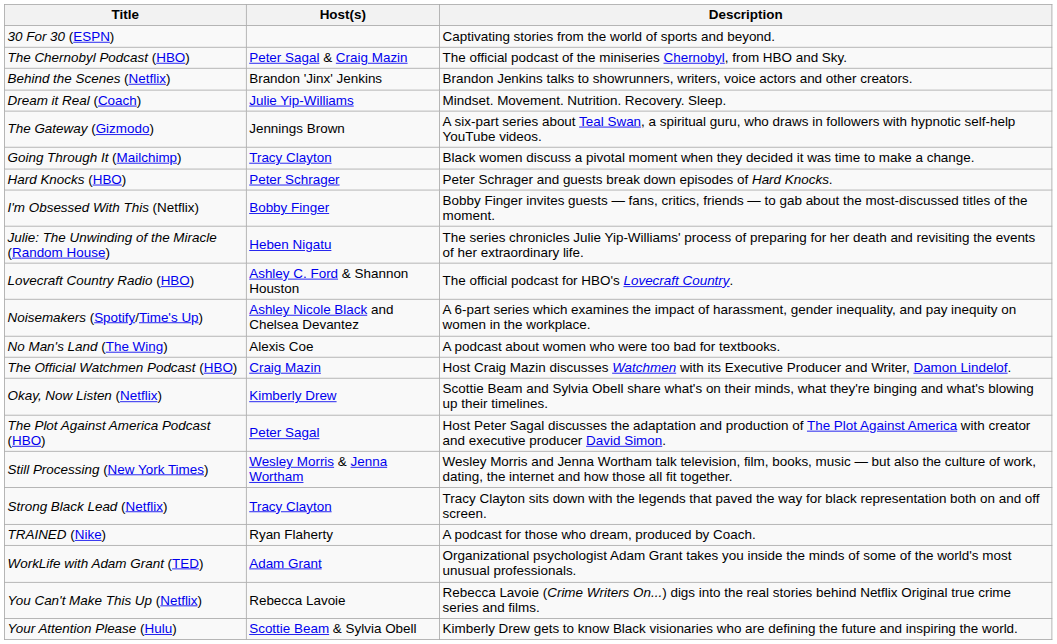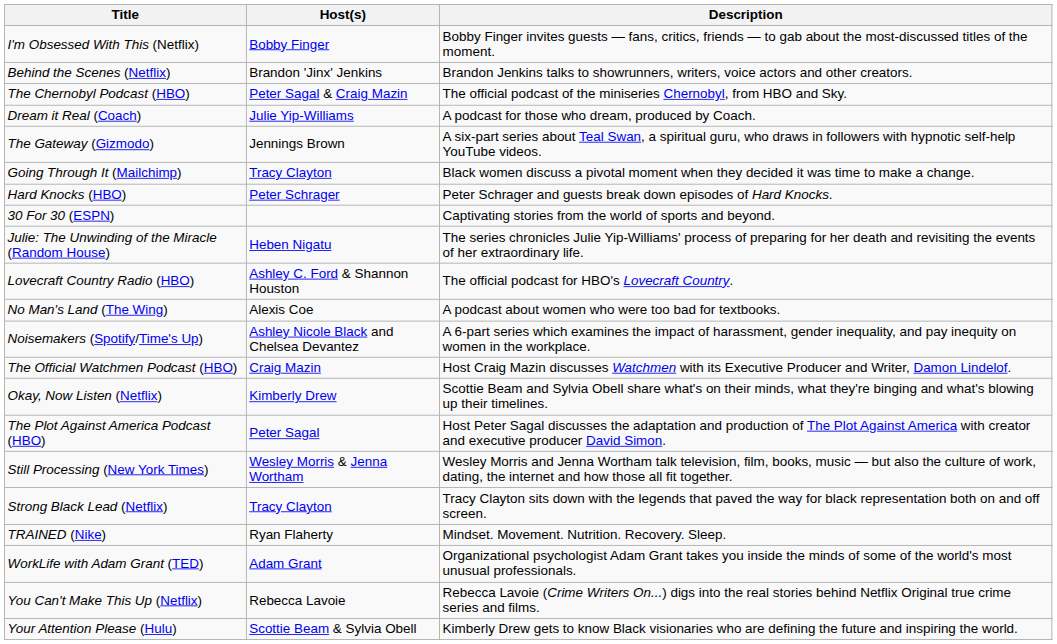rows swapped: (61, 36) <-> (103, 208)
rows swapped: (89, 79) <-> (99, 57)
(584, 100) Mindset. Movement. Nutrition. Recovery. Sleep. -> (599, 115) A podcast for those who dream, produced by Coach.
rows swapped: (88, 346) <-> (105, 317)
(599, 534) A podcast for those who dream, produced by Coach. -> (584, 534) Mindset. Movement. Nutrition. Recovery. Sleep.
